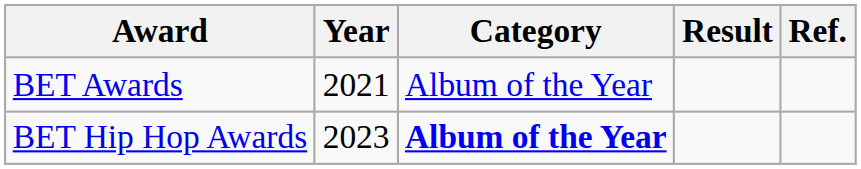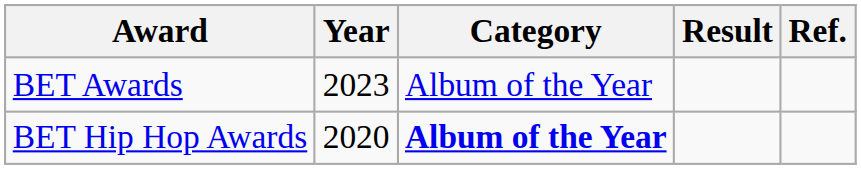(356, 84) 2021 -> (356, 84) 2023
(356, 137) 2023 -> (356, 137) 2020
